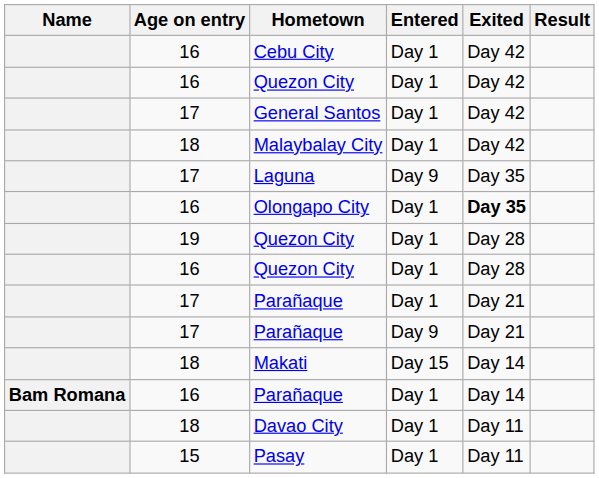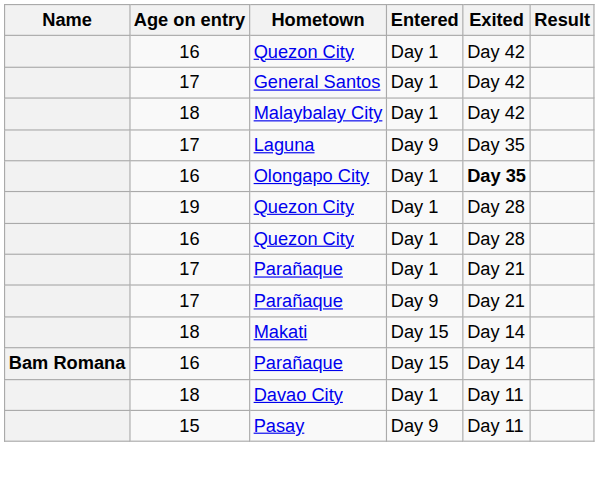- row: (189, 51)
(415, 394) Day 1 -> (420, 363) Day 15
(415, 457) Day 1 -> (415, 425) Day 9
